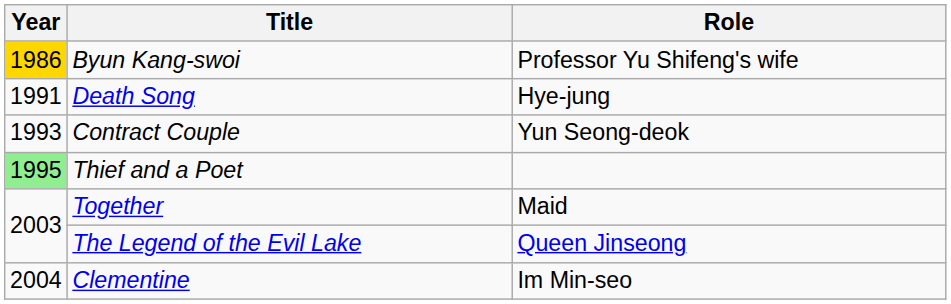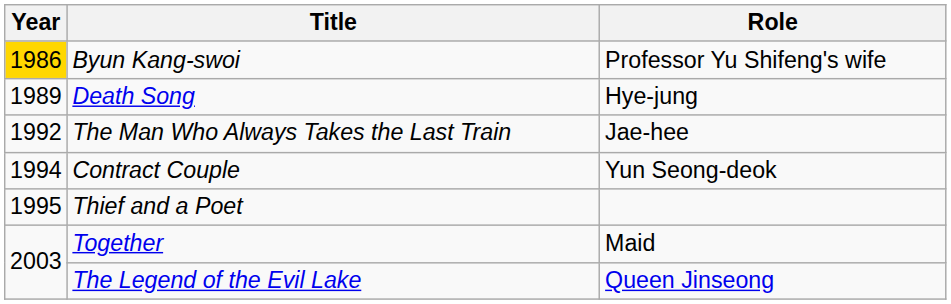(36, 96) 1991 -> (36, 96) 1989
+ row: (292, 133)
(36, 133) 1993 -> (36, 170) 1994
(36, 170) lightgreen background -> (36, 206) no background
- row: (131, 280)
